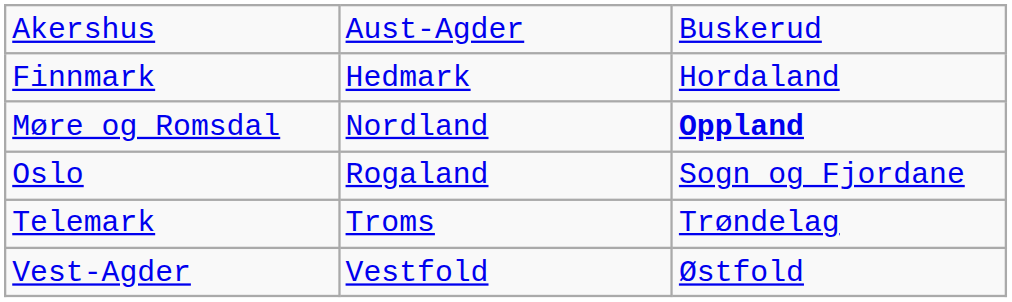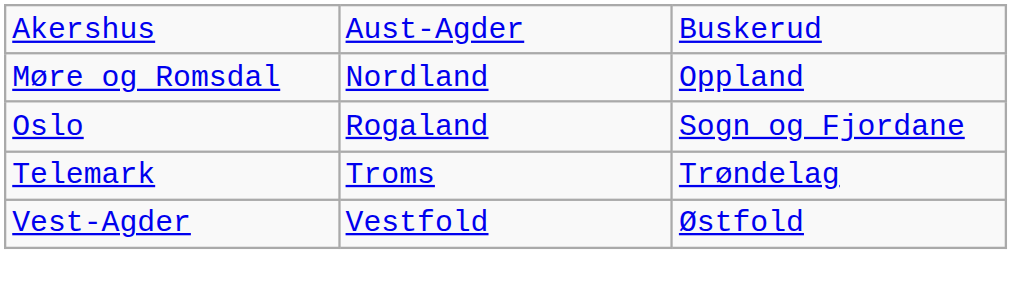- row: (84, 78)
(741, 126) bold -> (741, 78) normal
